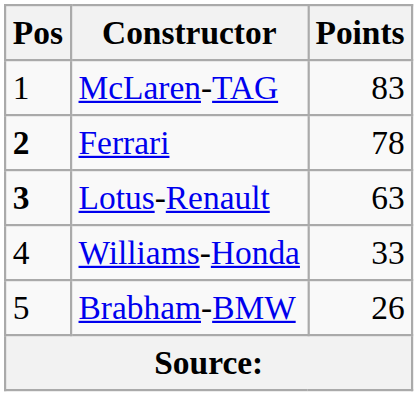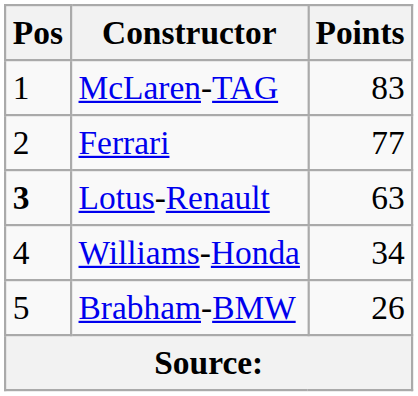(21, 142) bold -> (21, 142) normal
(388, 142) 78 -> (388, 142) 77
(388, 252) 33 -> (388, 252) 34
